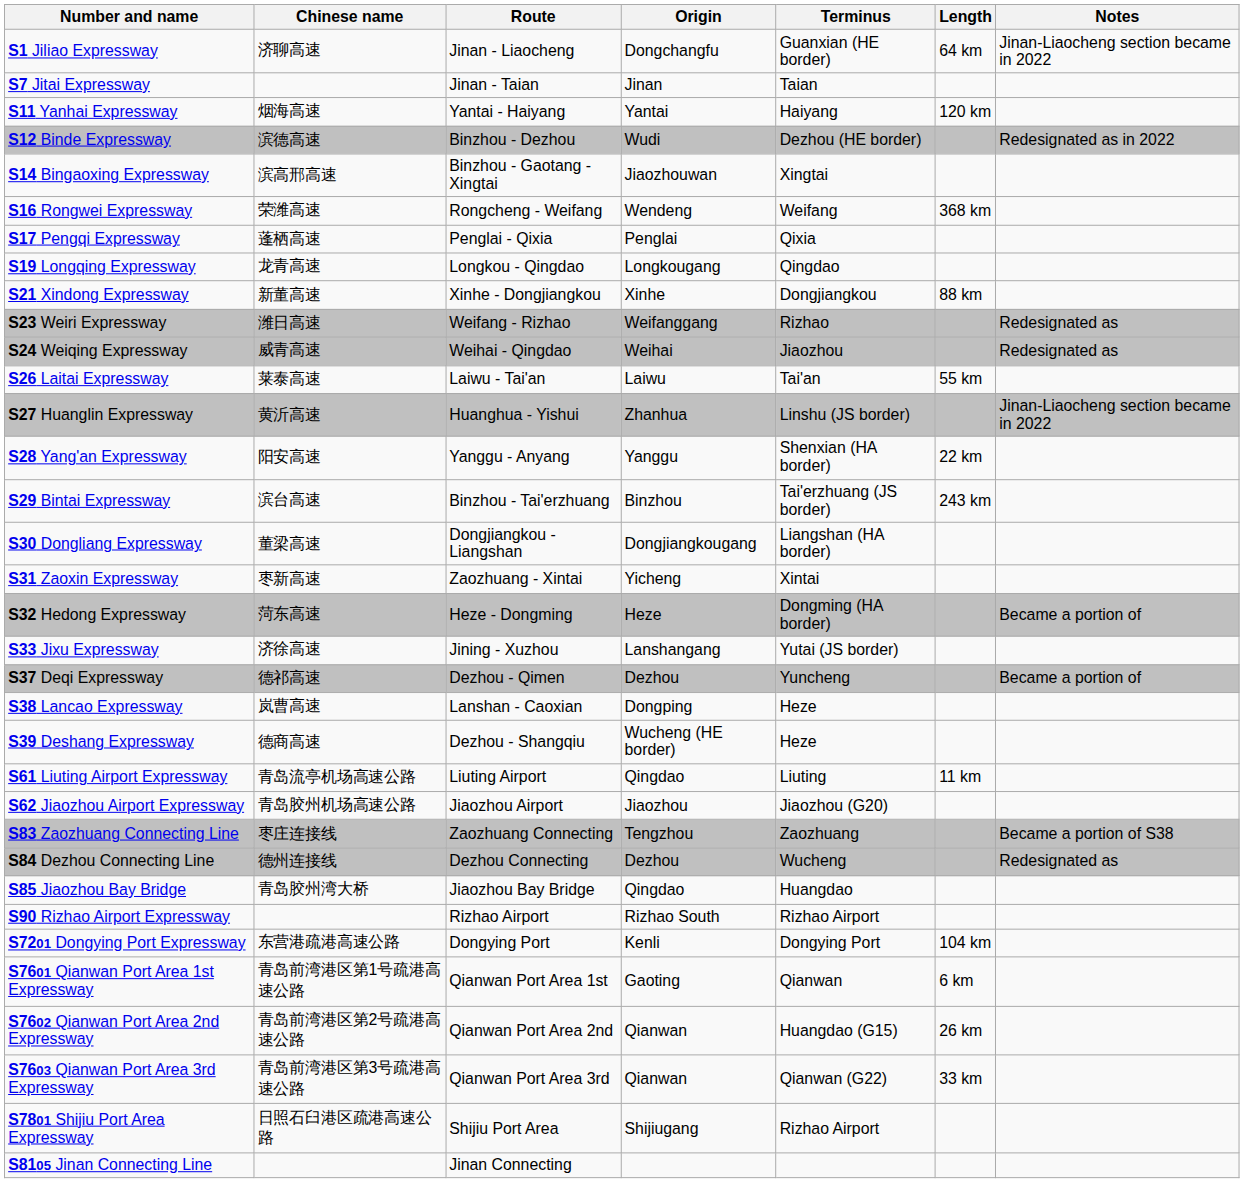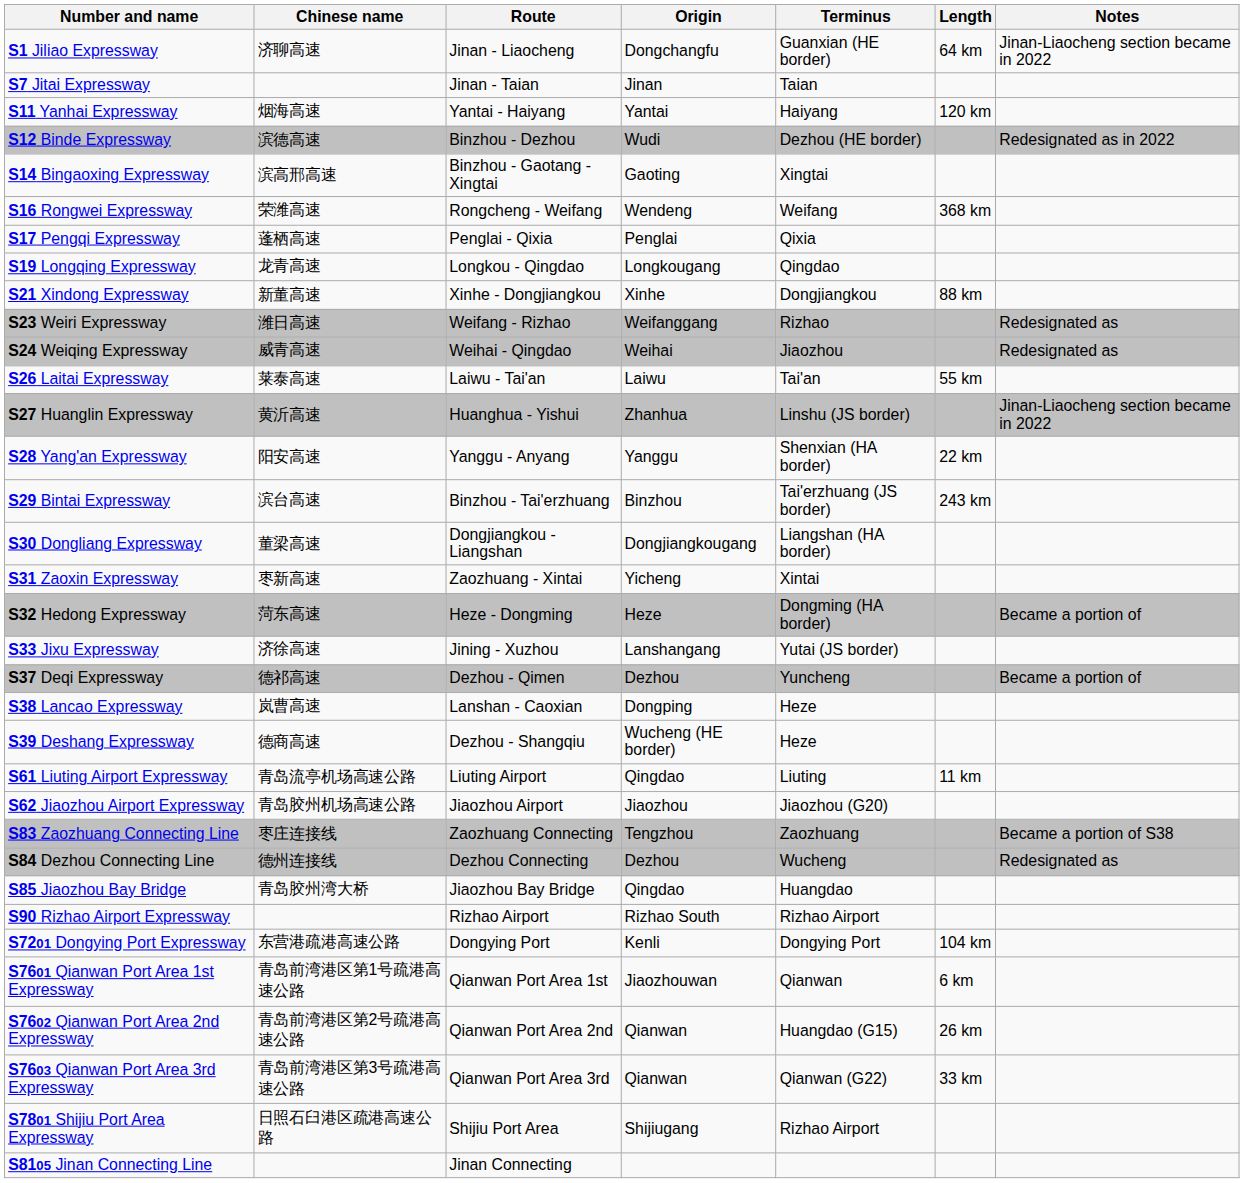(671, 175) Jiaozhouwan -> (652, 175) Gaoting
(652, 981) Gaoting -> (671, 981) Jiaozhouwan
